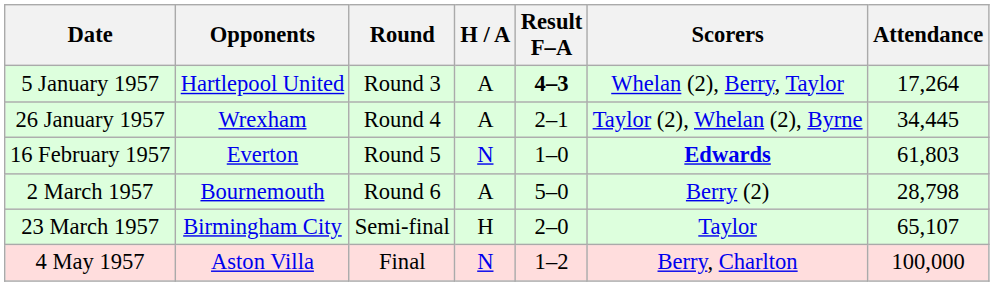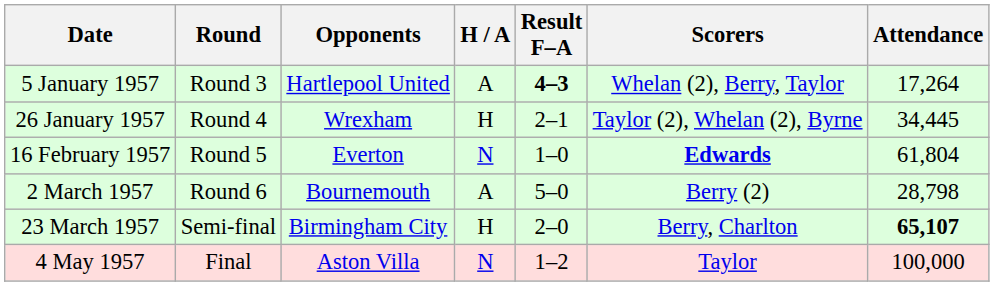columns swapped: (402, 35) <-> (262, 35)
(485, 119) A -> (485, 119) H
(928, 155) 61,803 -> (928, 155) 61,804
(728, 226) Taylor -> (728, 226) Berry, Charlton
(928, 226) normal -> (928, 226) bold
(728, 262) Berry, Charlton -> (728, 262) Taylor
